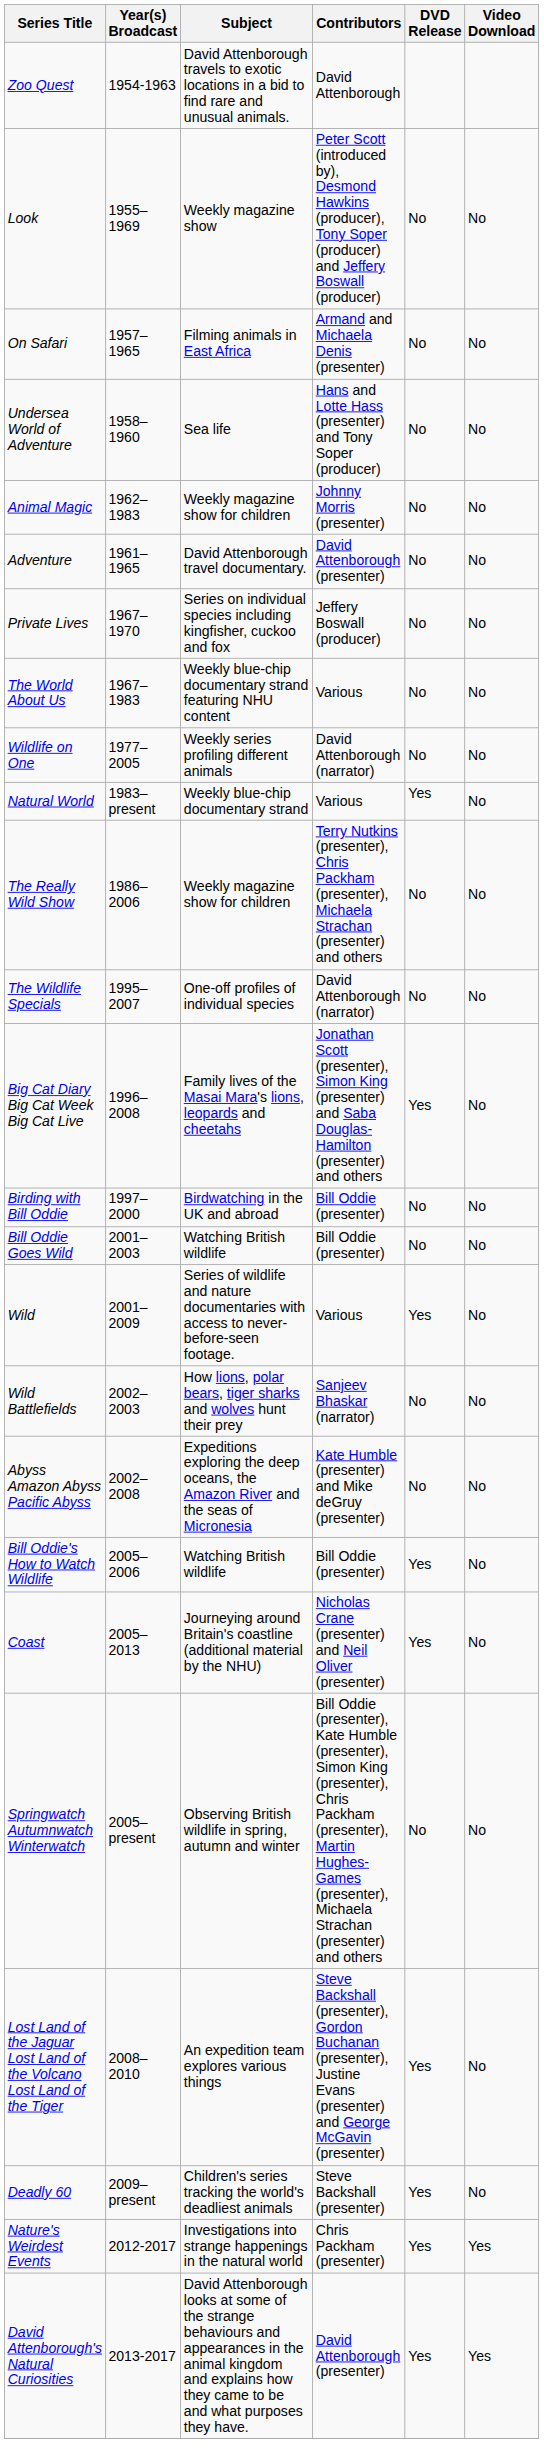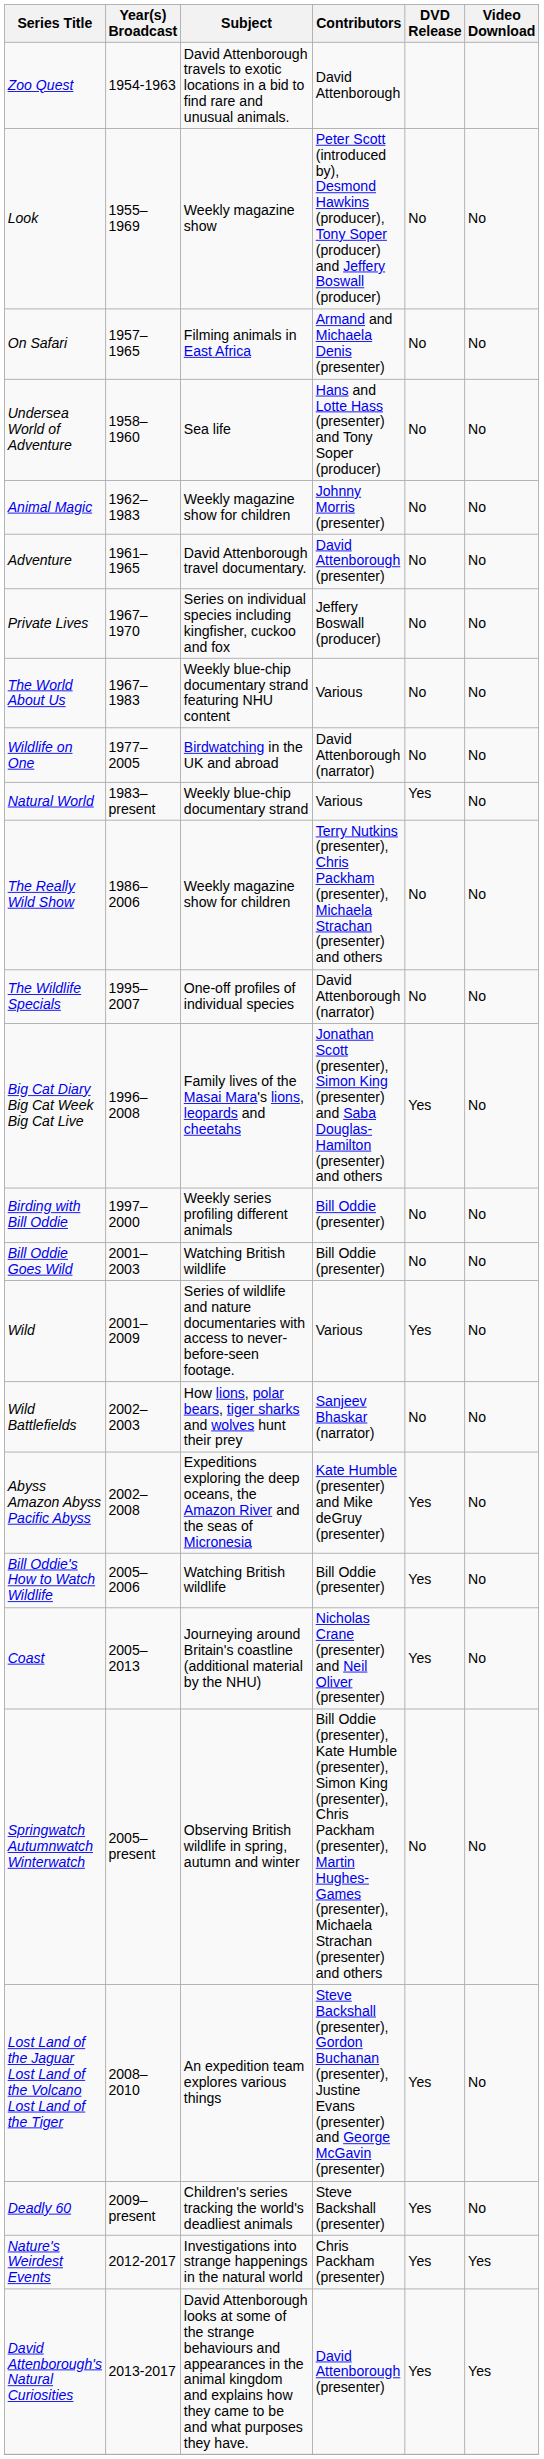(236, 755) Weekly series profiling different animals -> (243, 755) Birdwatching in the UK and abroad
(243, 1207) Birdwatching in the UK and abroad -> (236, 1215) Weekly series profiling different animals
(417, 1486) No -> (420, 1502) Yes
